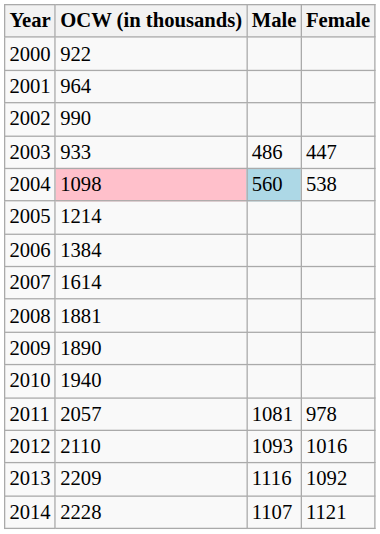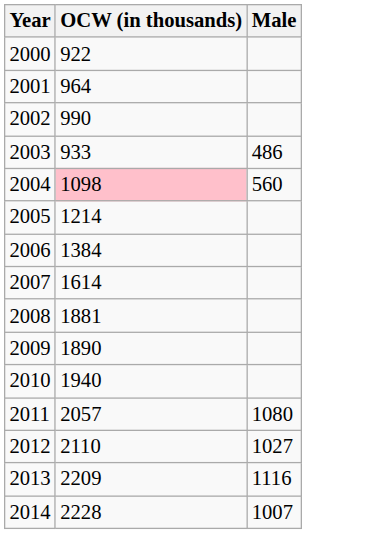- column: (338, 20)
(267, 184) lightblue background -> (267, 184) no background
(272, 413) 1081 -> (272, 413) 1080
(272, 446) 1093 -> (272, 446) 1027
(272, 511) 1107 -> (272, 511) 1007
